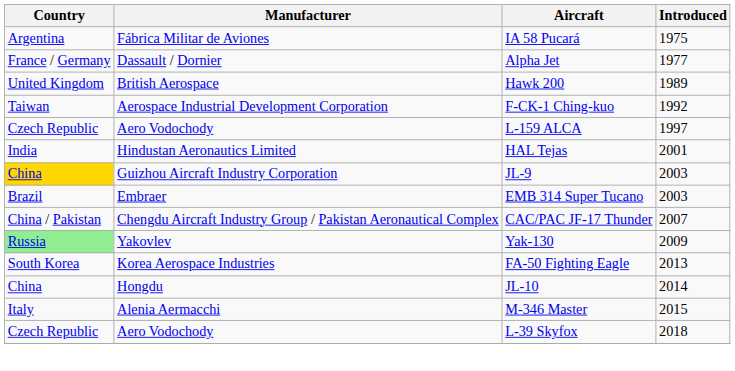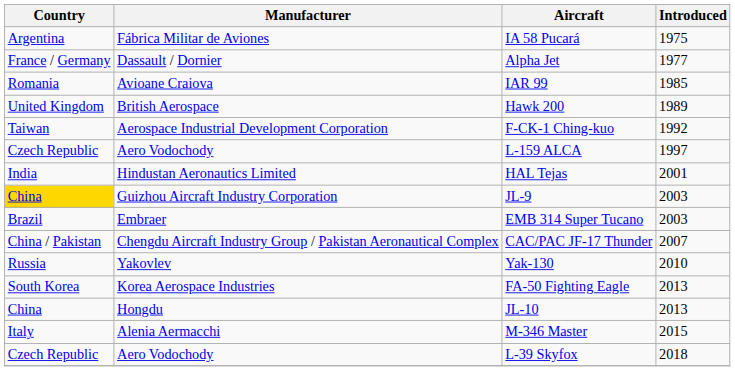+ row: (526, 83)
(27, 241) lightgreen background -> (27, 264) no background
(673, 241) 2009 -> (673, 264) 2010
(673, 286) 2014 -> (673, 309) 2013
